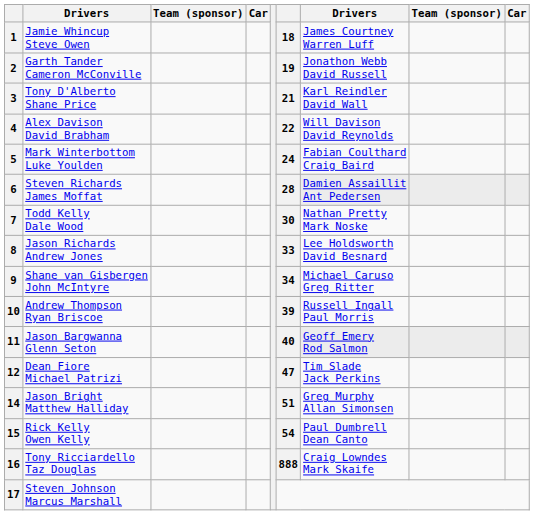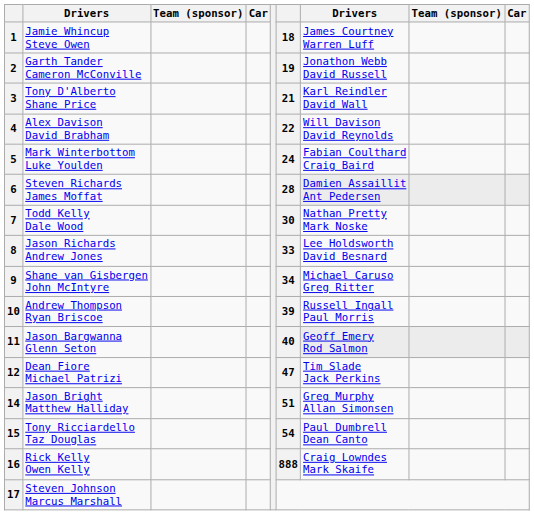(58, 434) Rick Kelly Owen Kelly -> (80, 434) Tony Ricciardello Taz Douglas
(80, 464) Tony Ricciardello Taz Douglas -> (58, 464) Rick Kelly Owen Kelly
